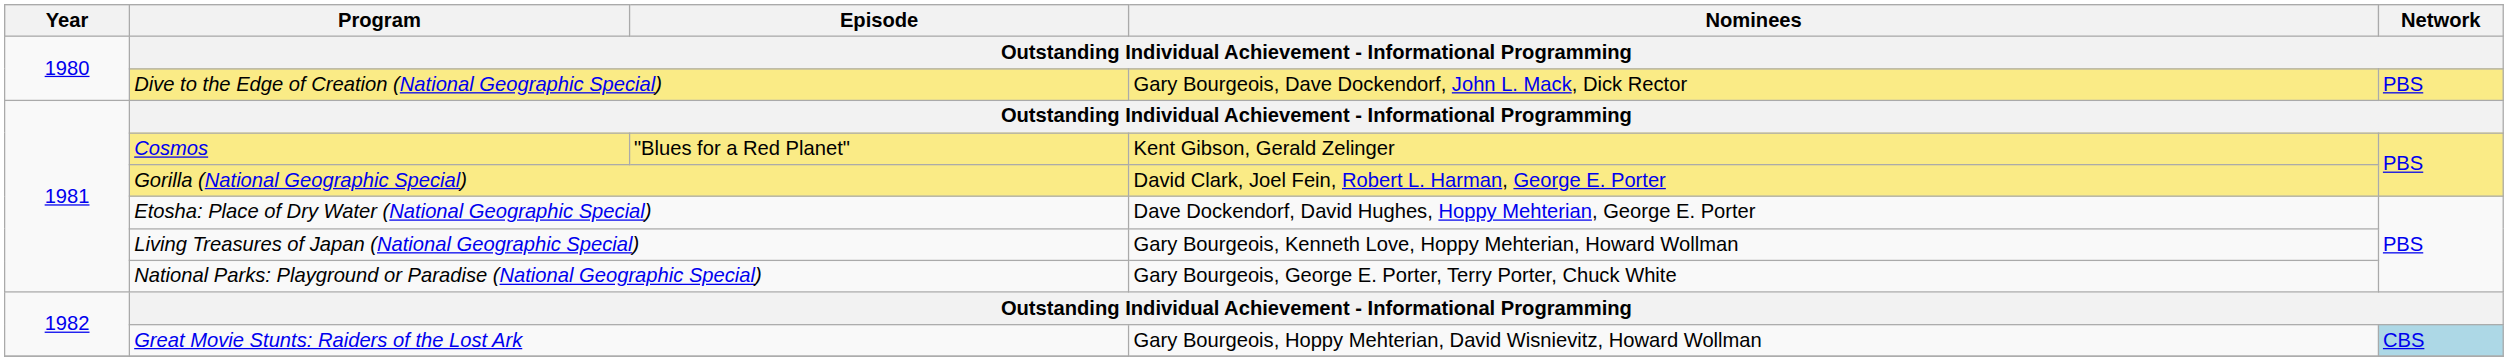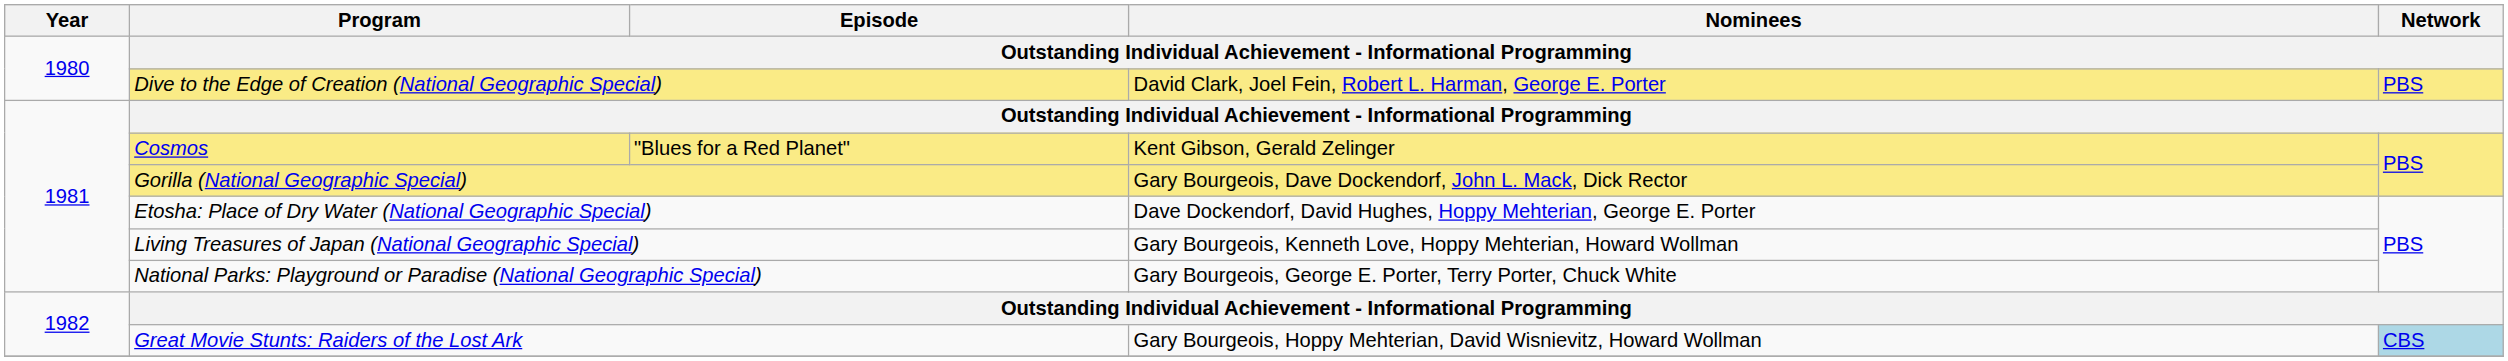(1410, 84) Gary Bourgeois, Dave Dockendorf, John L. Mack, Dick Rector -> (1400, 84) David Clark, Joel Fein, Robert L. Harman, George E. Porter
(1400, 180) David Clark, Joel Fein, Robert L. Harman, George E. Porter -> (1410, 180) Gary Bourgeois, Dave Dockendorf, John L. Mack, Dick Rector
